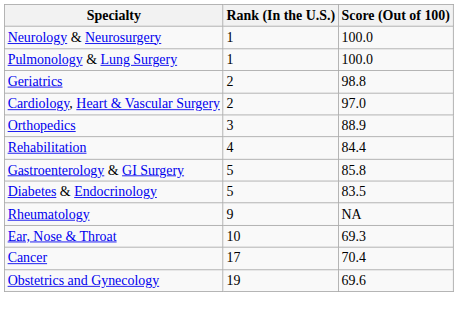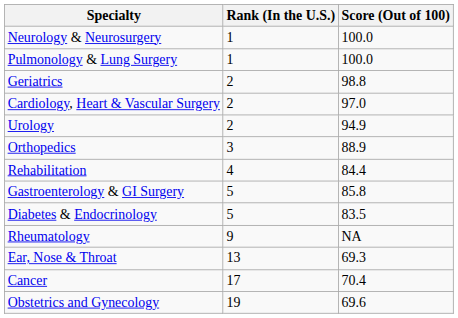+ row: (31, 125)
(233, 236) 10 -> (233, 258) 13
